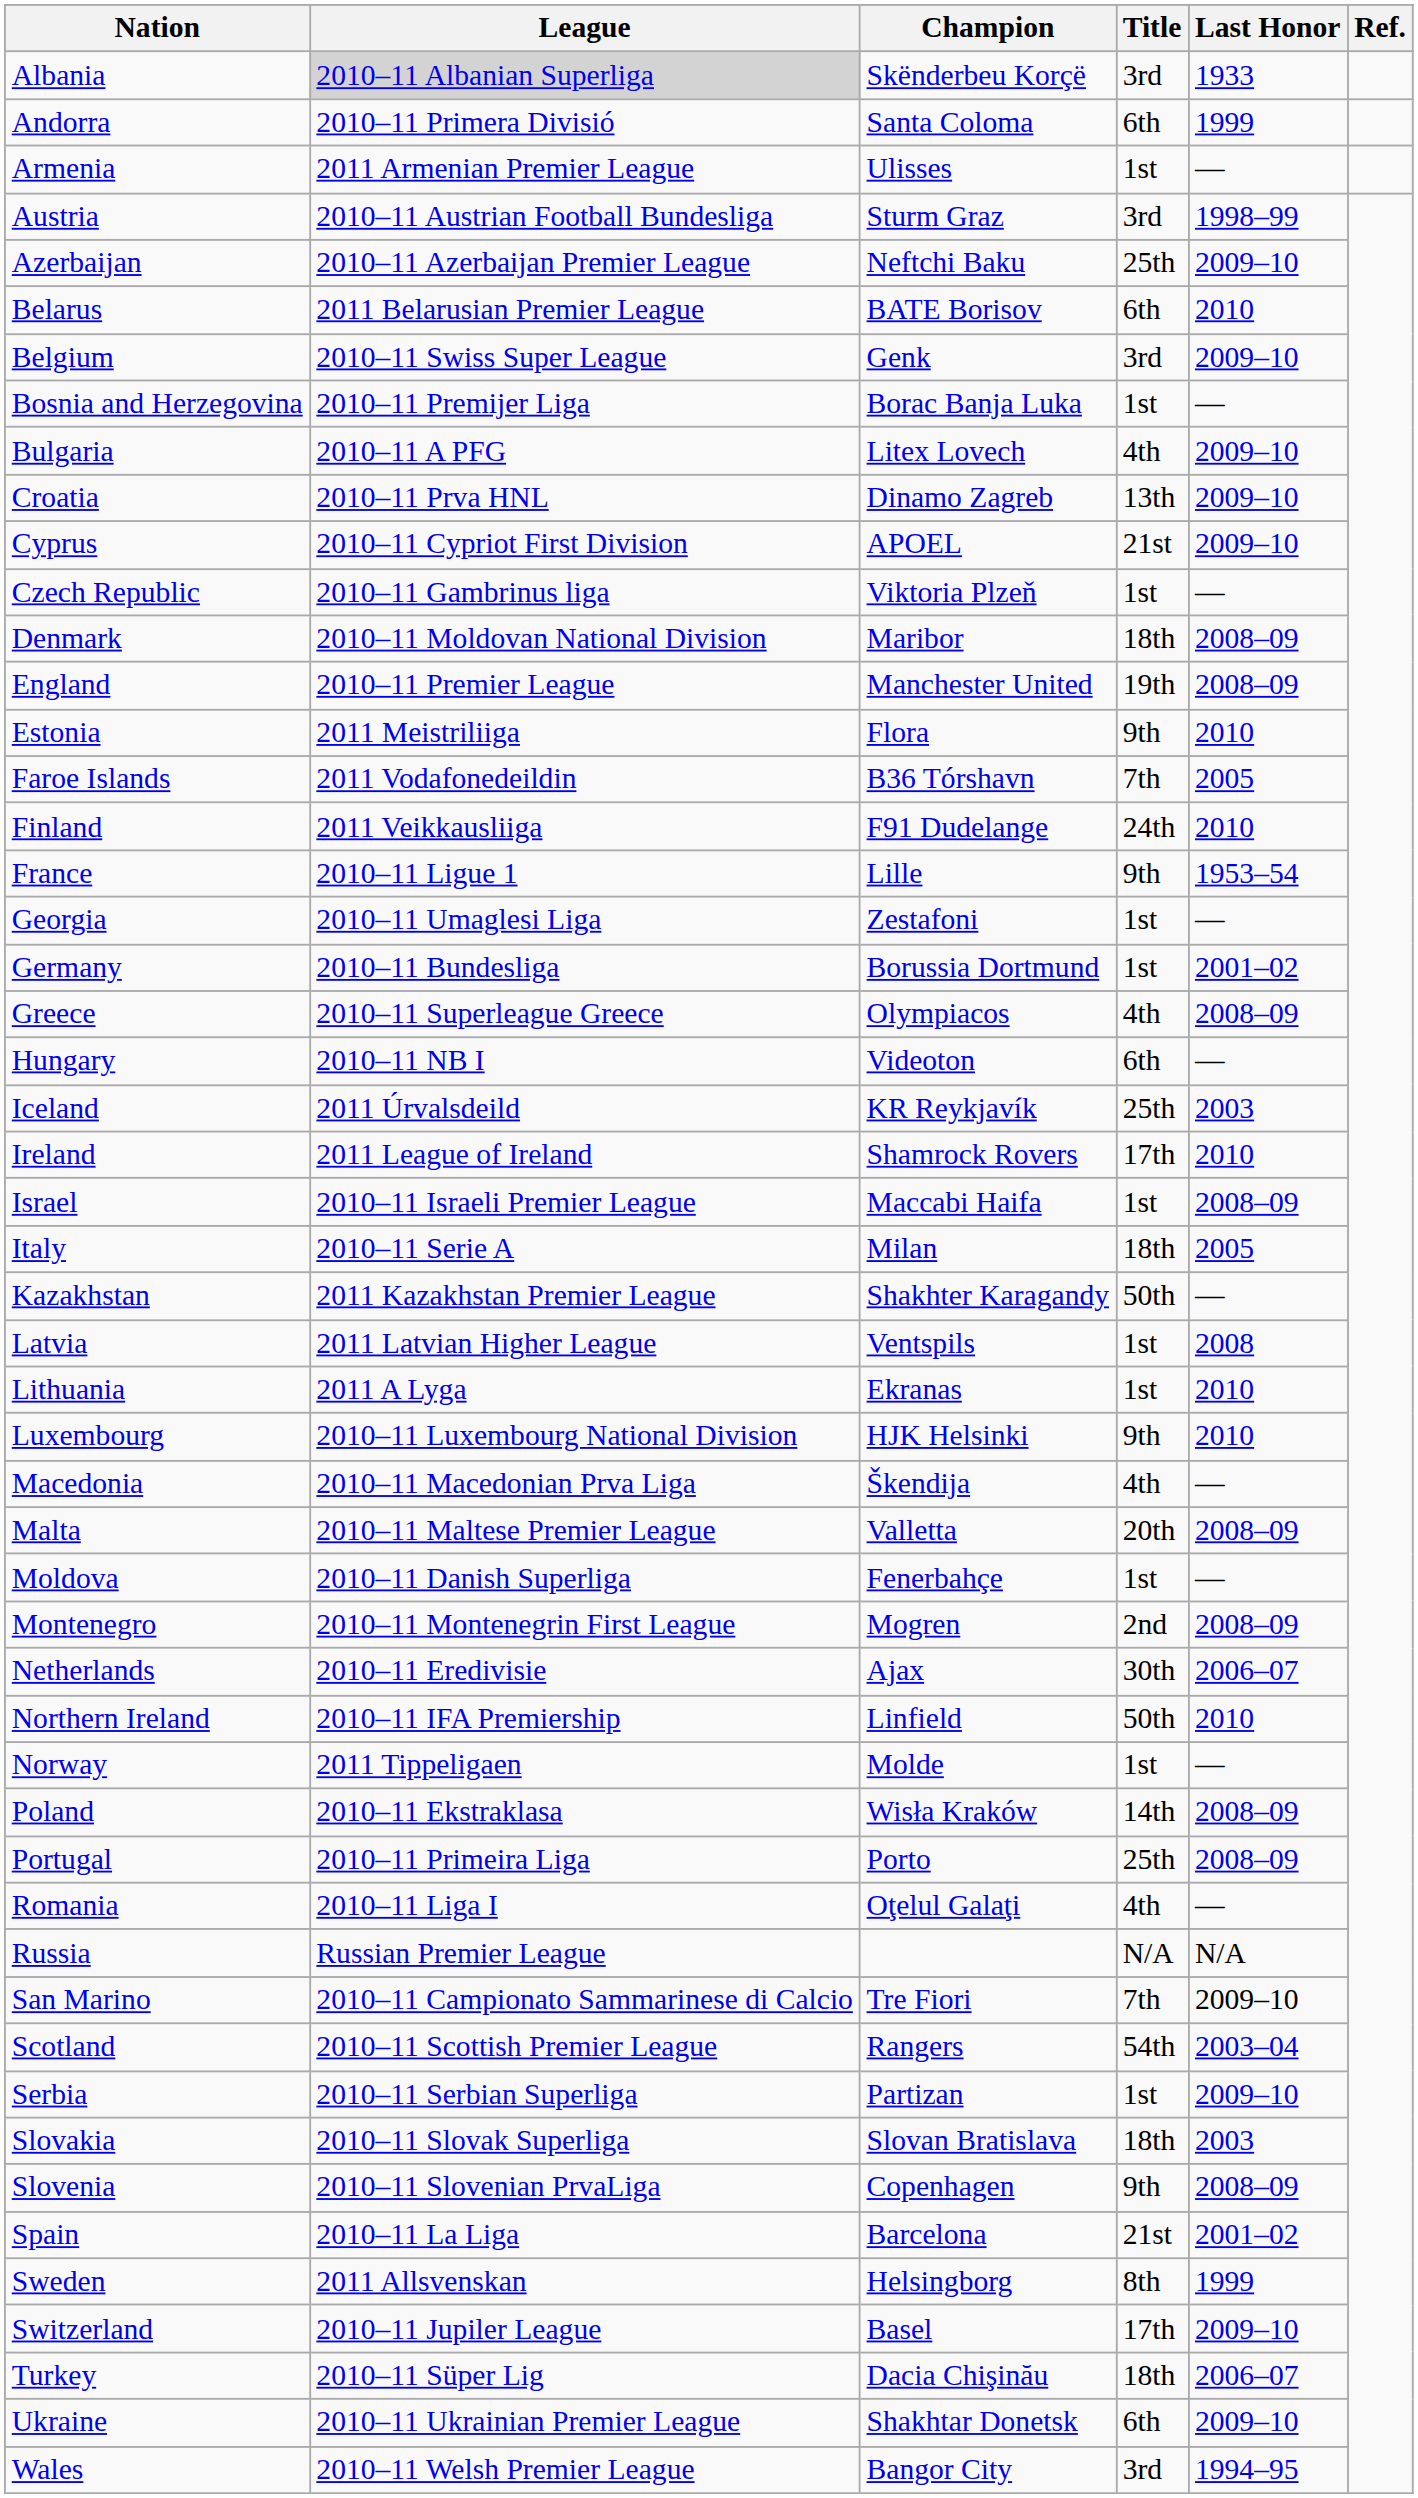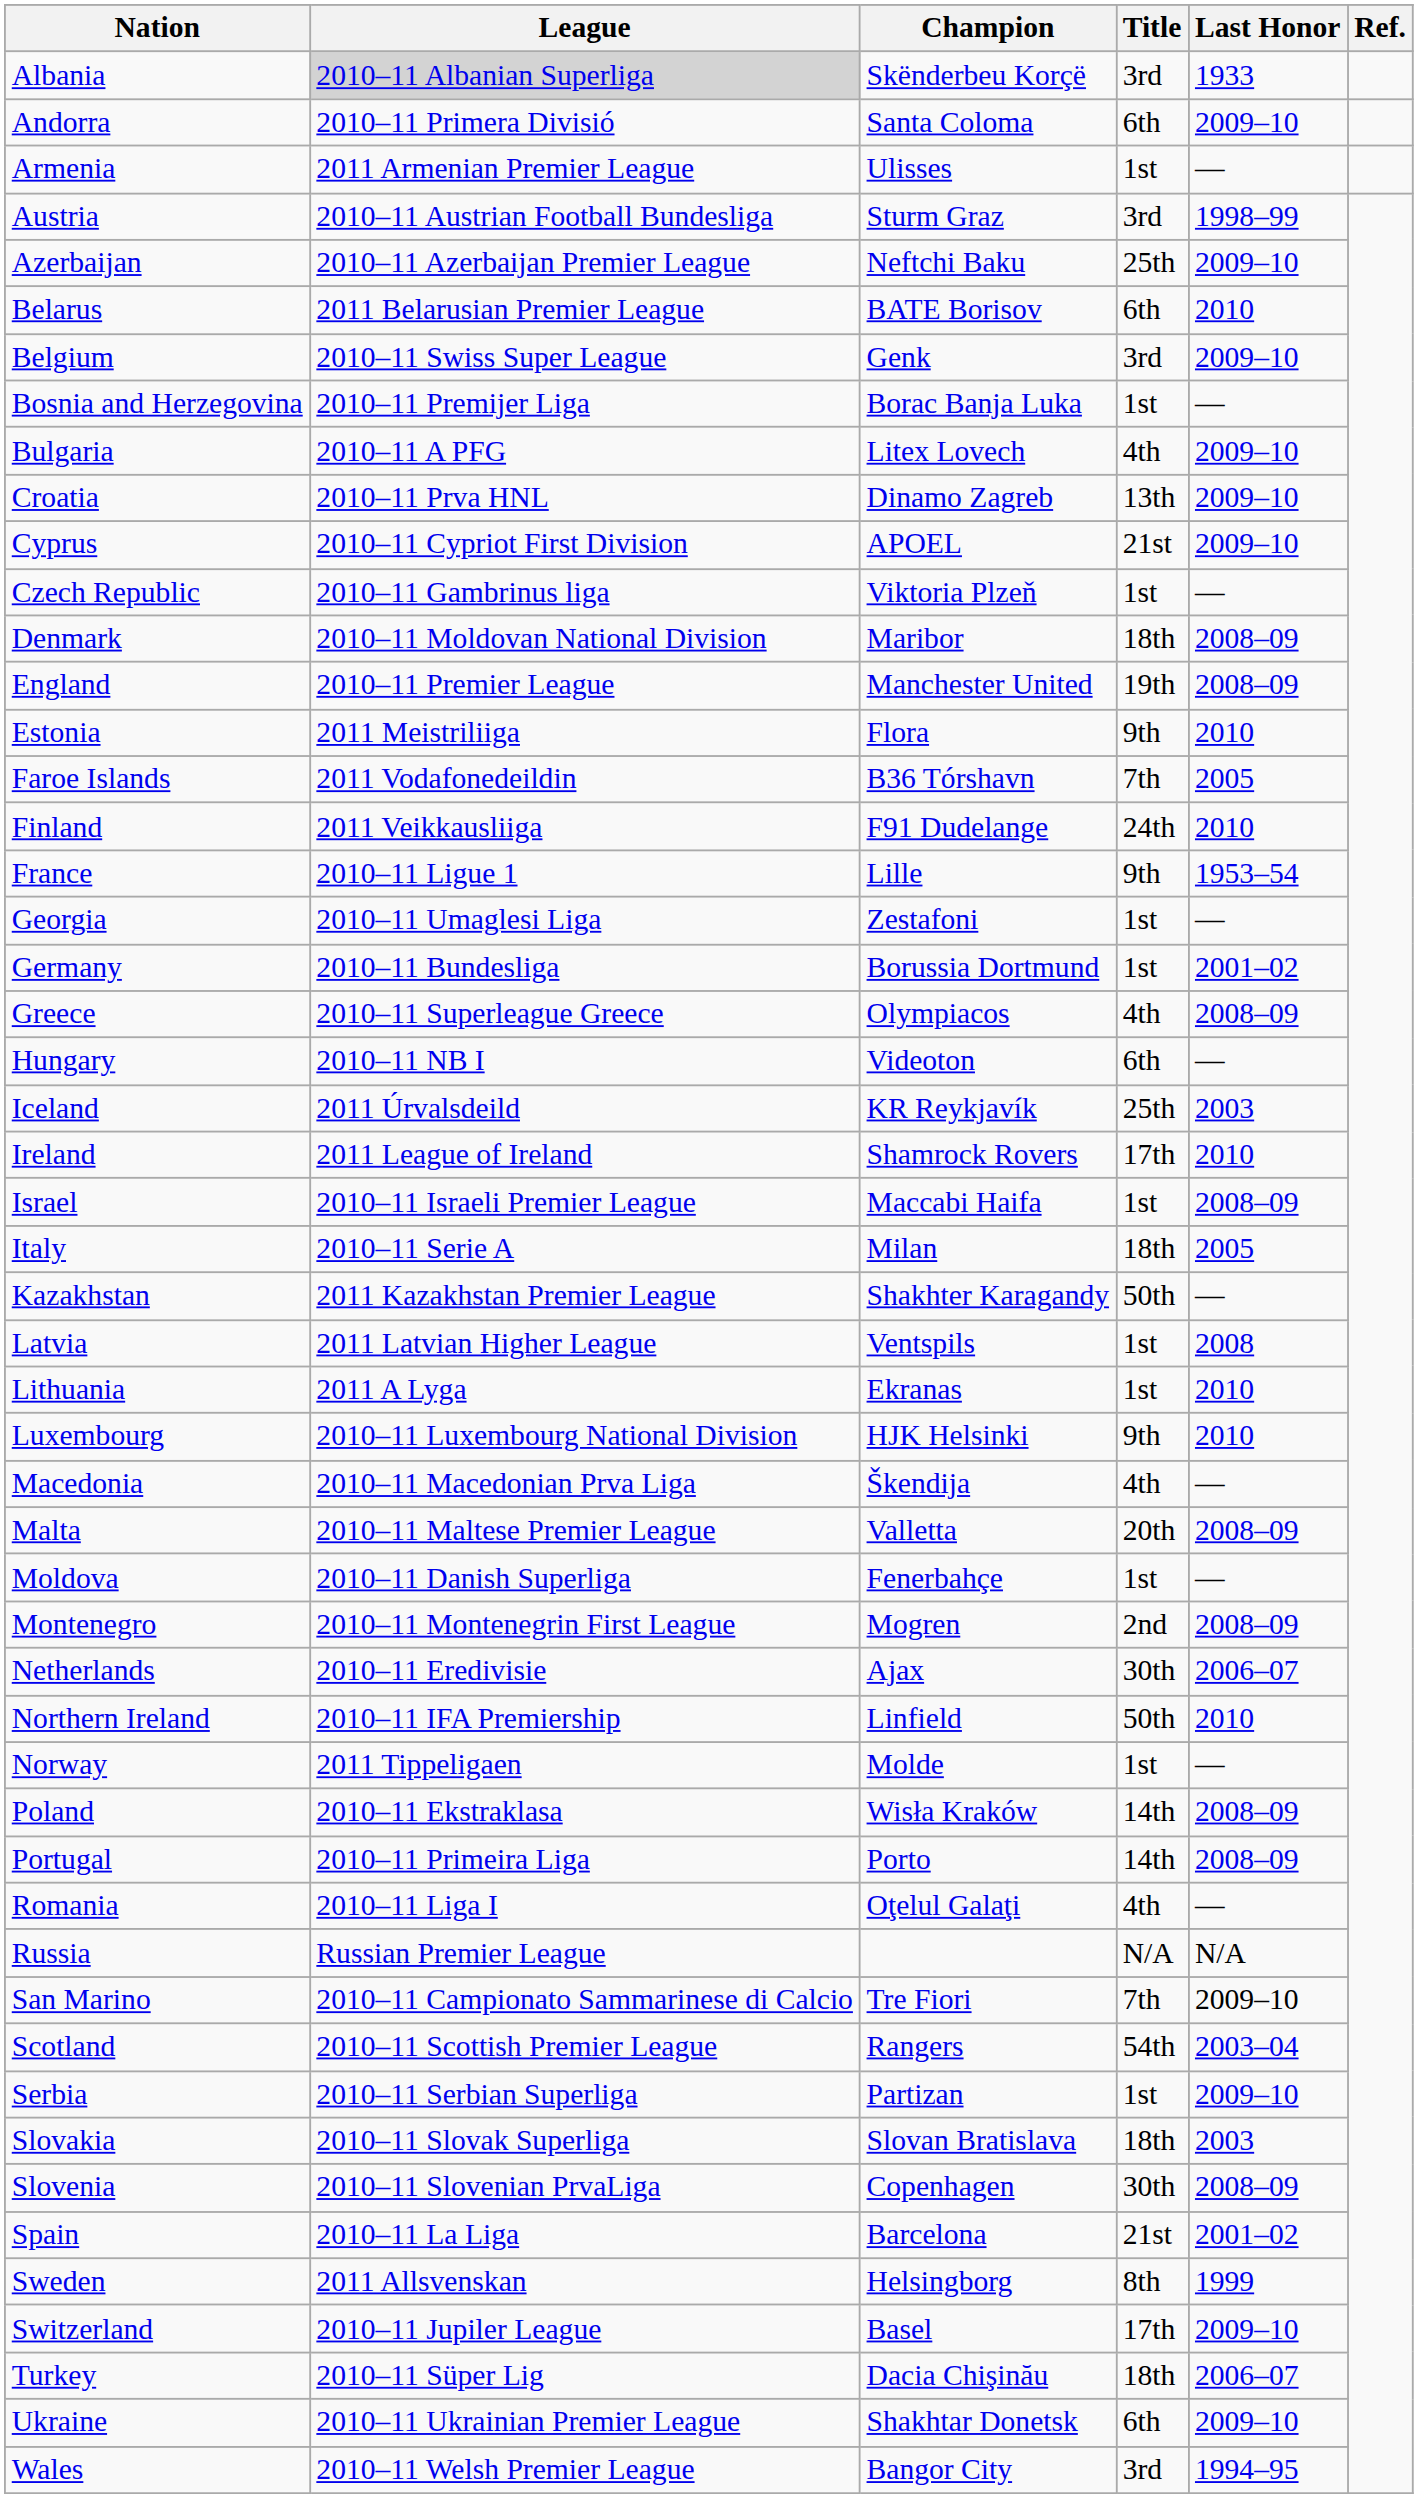(1225, 121) 1999 -> (1247, 121) 2009–10
(1149, 1858) 25th -> (1149, 1858) 14th
(1142, 2187) 9th -> (1149, 2187) 30th
